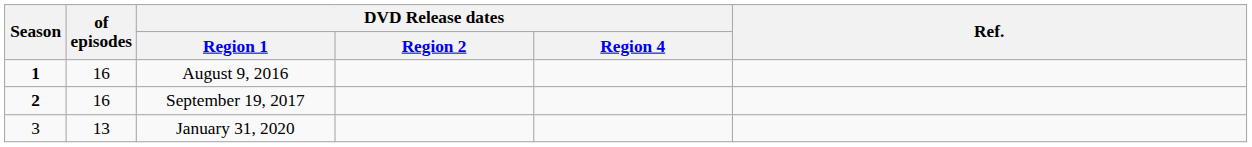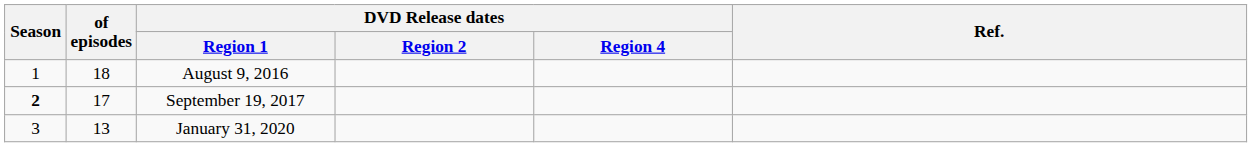(36, 73) bold -> (36, 73) normal
(101, 73) 16 -> (101, 73) 18
(101, 100) 16 -> (101, 100) 17
